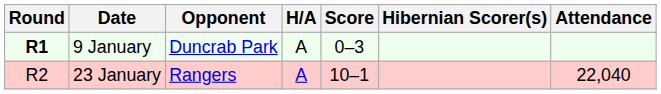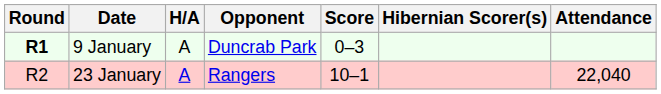columns swapped: (223, 18) <-> (301, 18)
